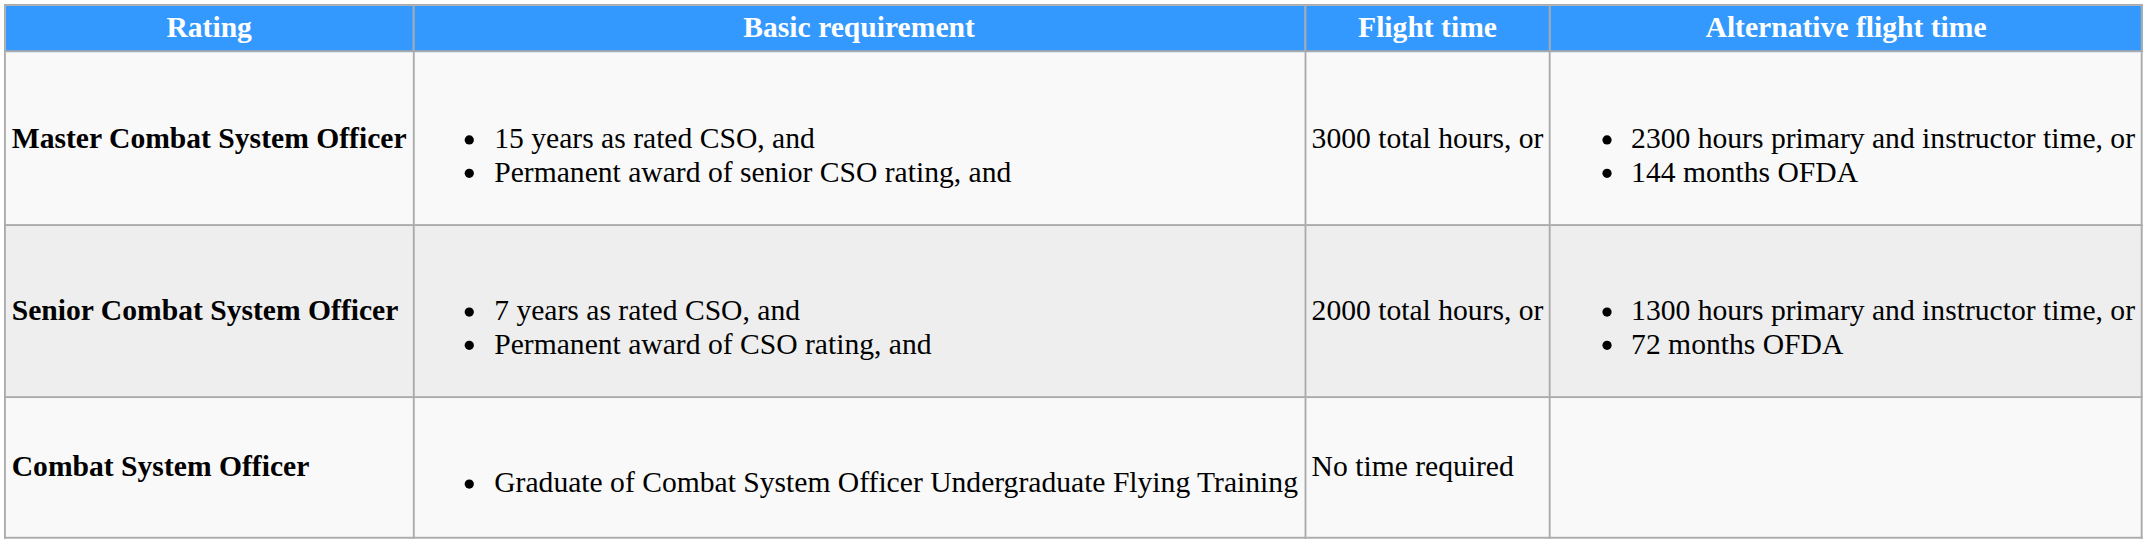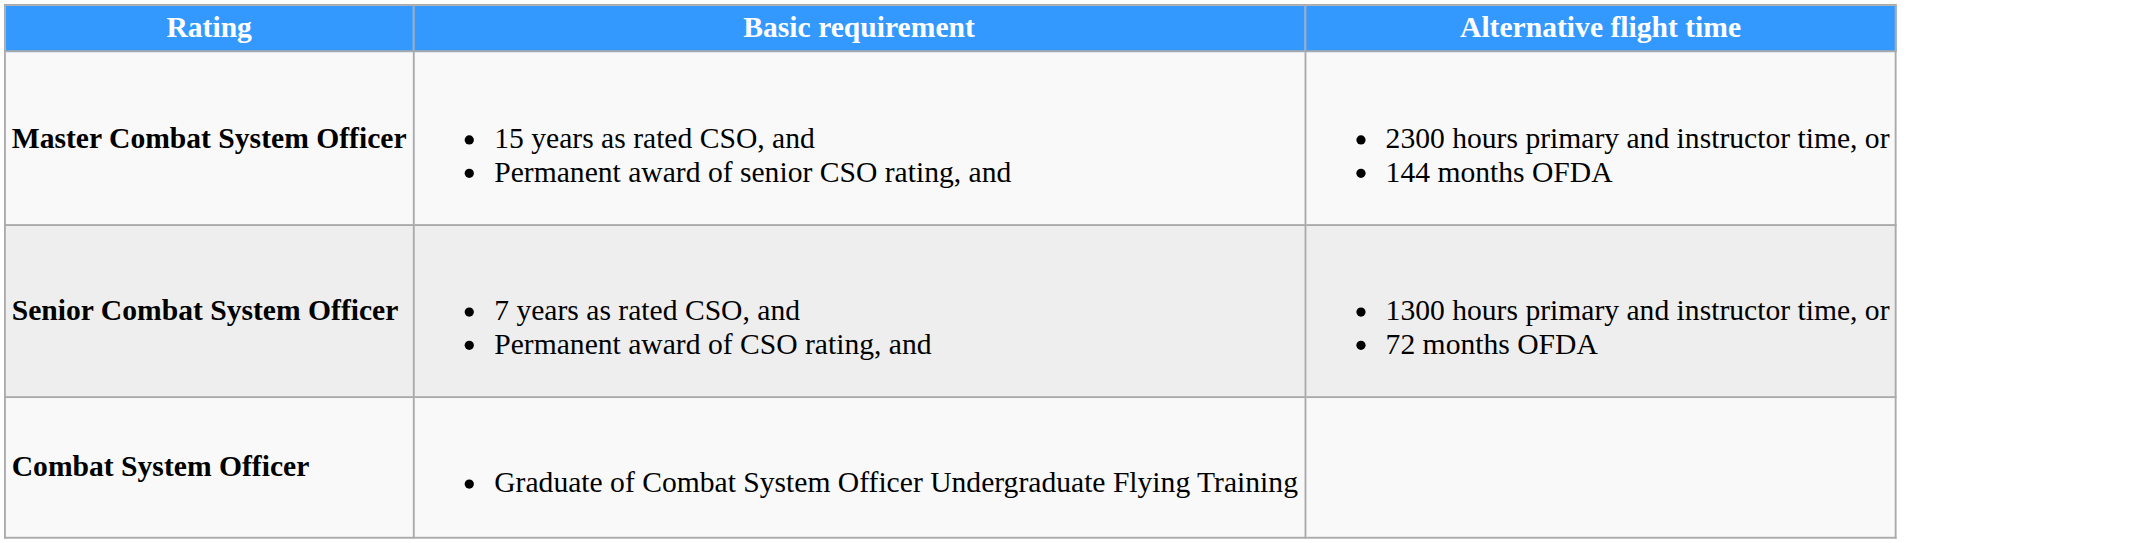- column: (1428, 27)
